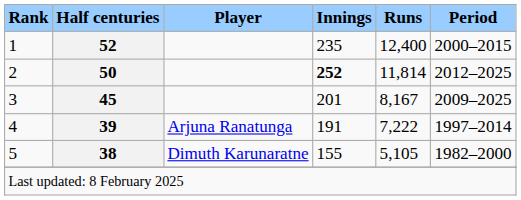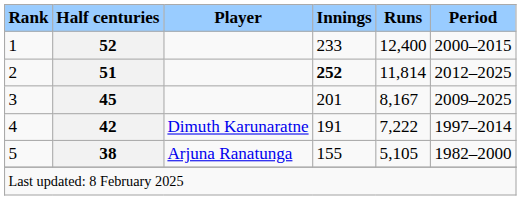(329, 45) 235 -> (329, 45) 233
(108, 72) 50 -> (108, 72) 51
(108, 126) 39 -> (108, 126) 42
(230, 126) Arjuna Ranatunga -> (238, 126) Dimuth Karunaratne
(238, 153) Dimuth Karunaratne -> (230, 153) Arjuna Ranatunga
